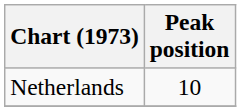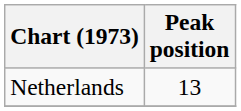(190, 86) 10 -> (190, 86) 13
